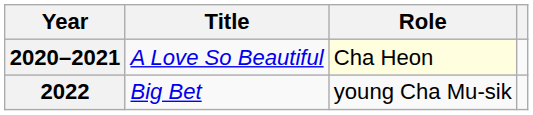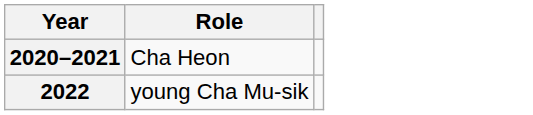- column: (227, 22)
(384, 57) lightyellow background -> (180, 57) no background
